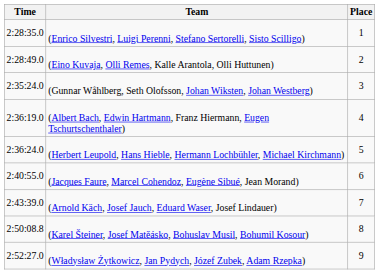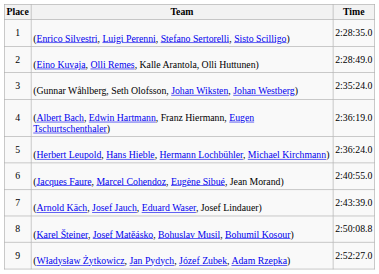columns swapped: (361, 12) <-> (25, 12)
